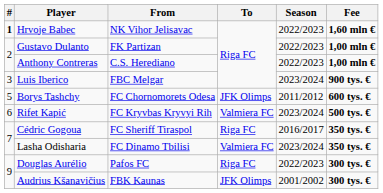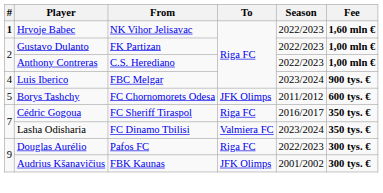(9, 79) 3 -> (9, 79) 4
- row: (41, 113)
